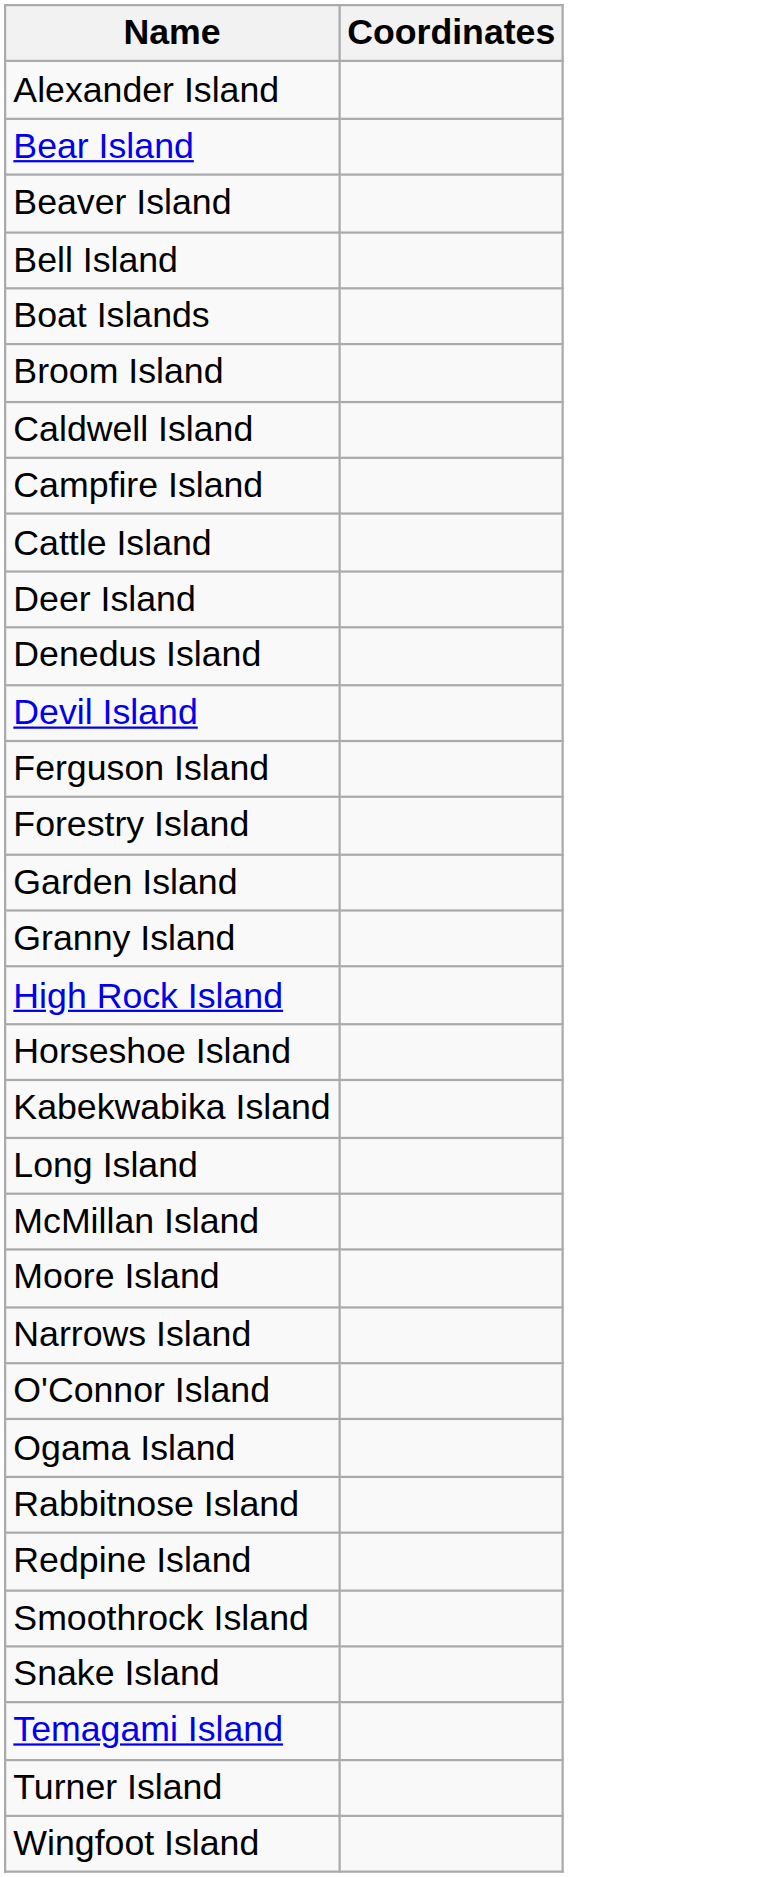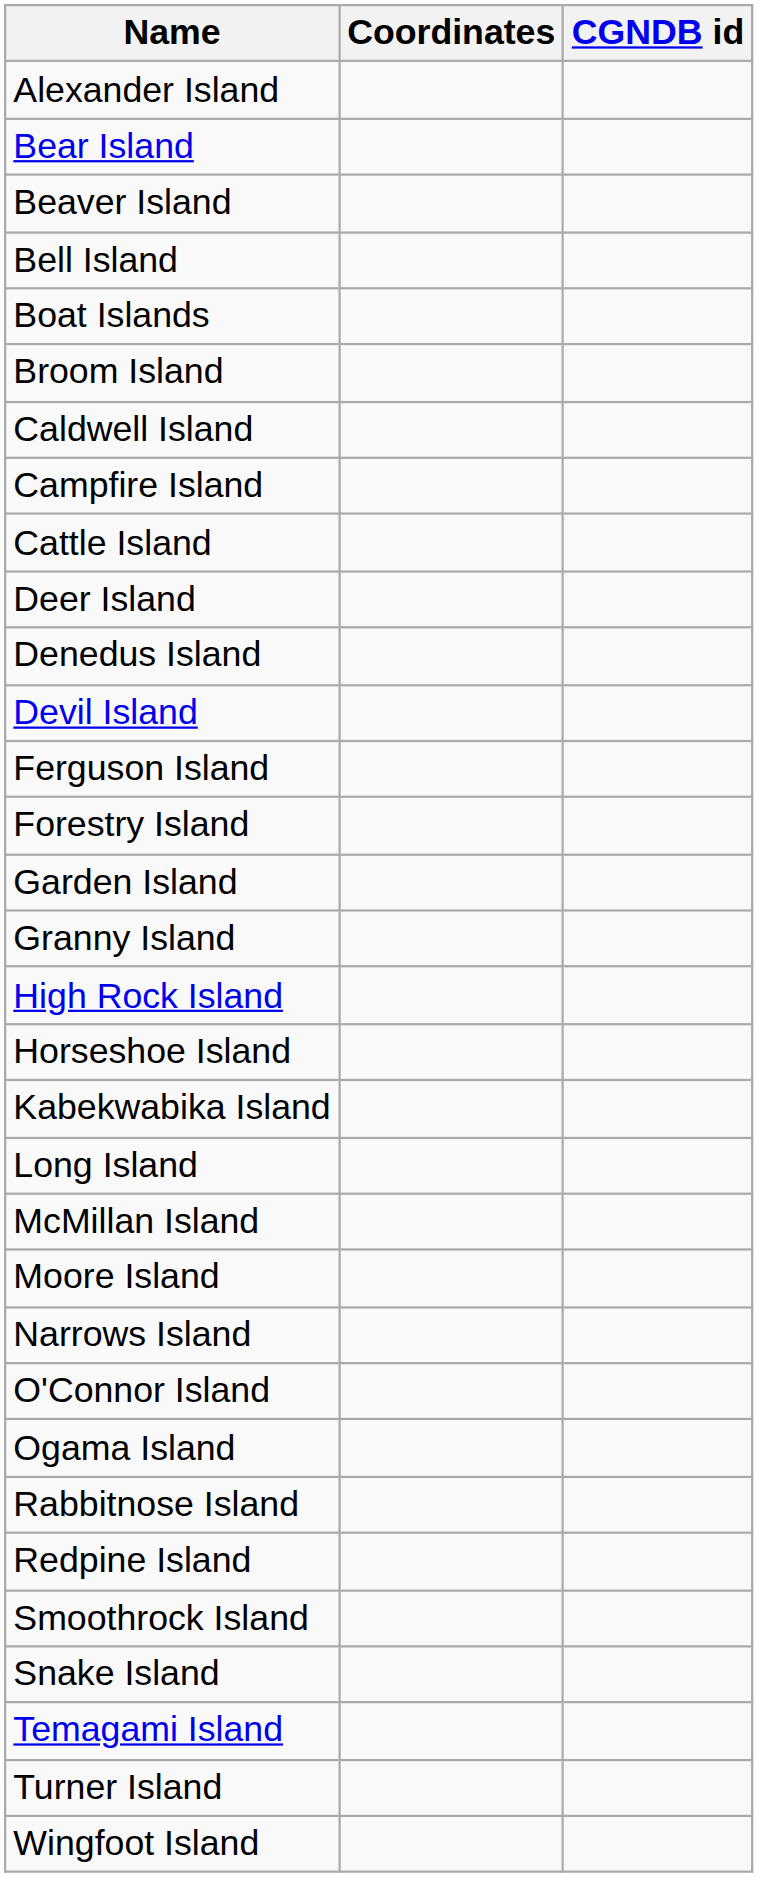+ column: (658, 32)
